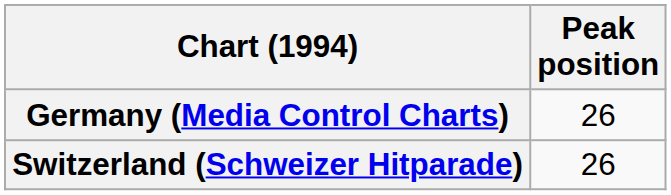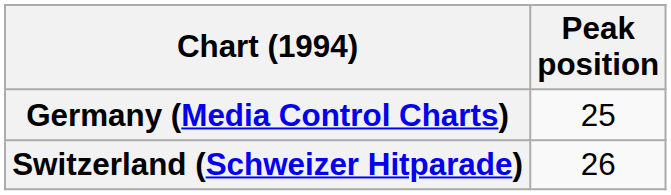(598, 114) 26 -> (598, 114) 25
